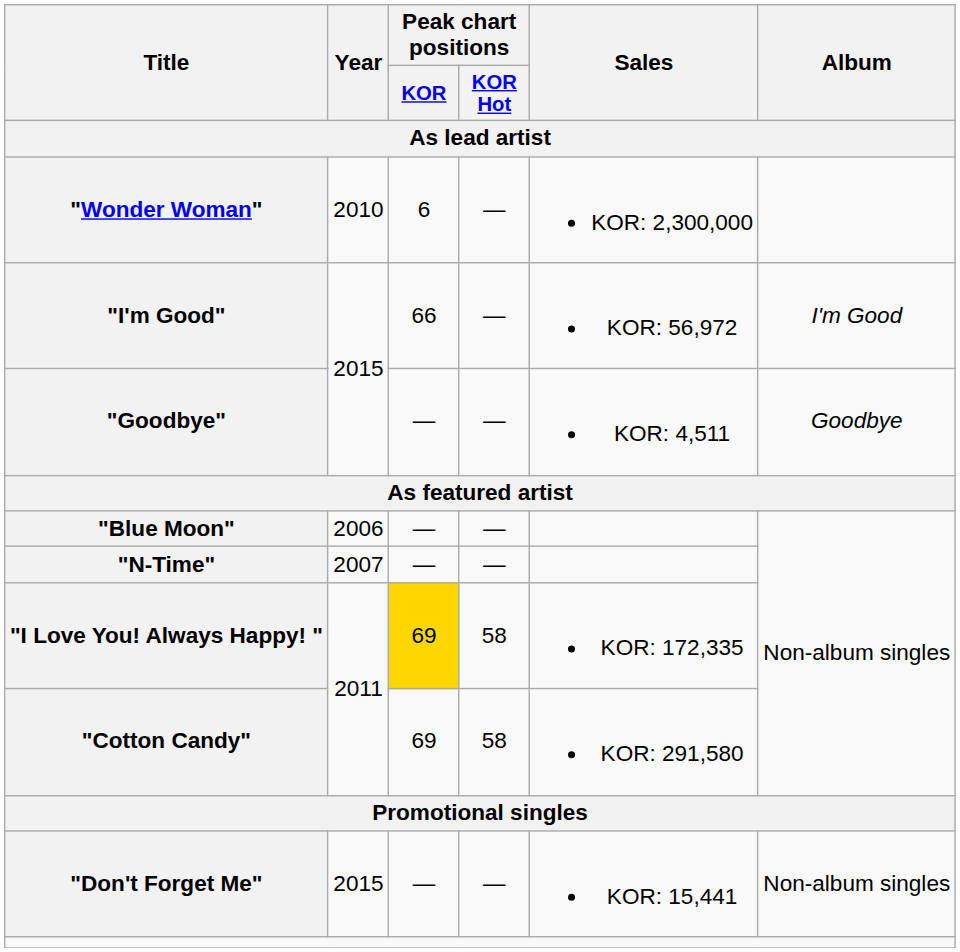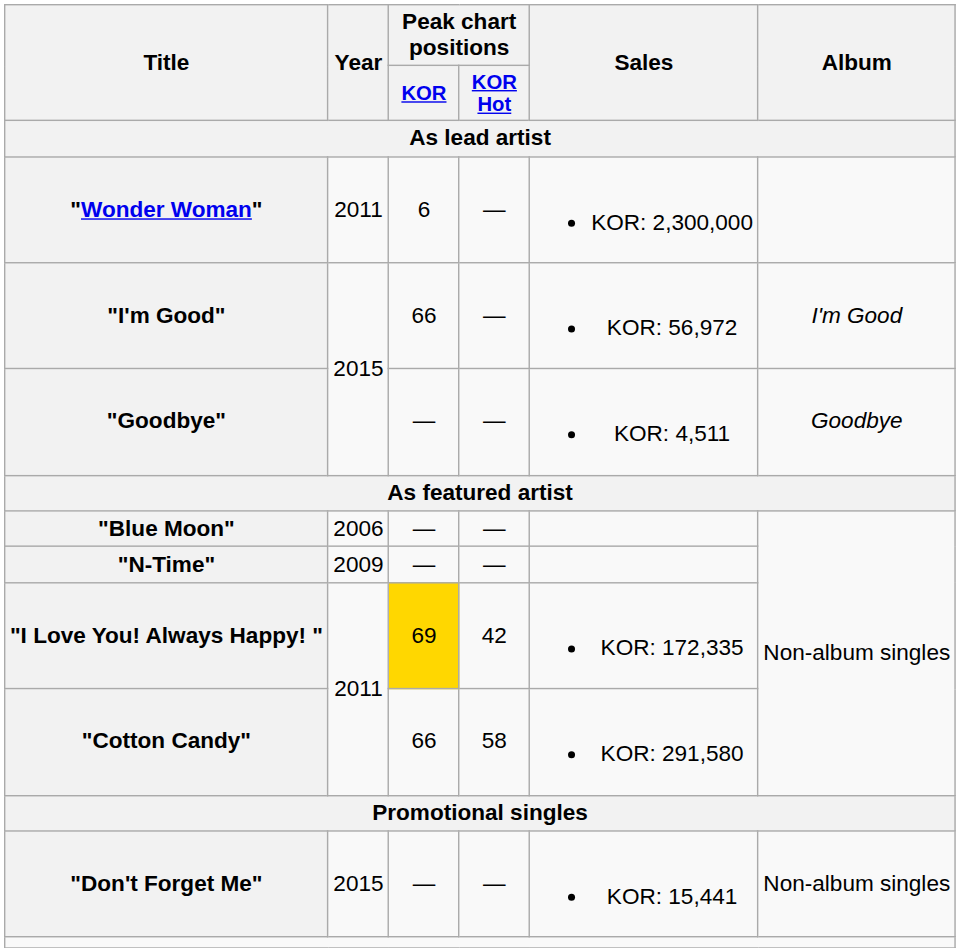(358, 209) 2010 -> (358, 209) 2011
(358, 564) 2007 -> (358, 564) 2009
(494, 635) 58 -> (494, 635) 42
(424, 741) 69 -> (424, 741) 66
